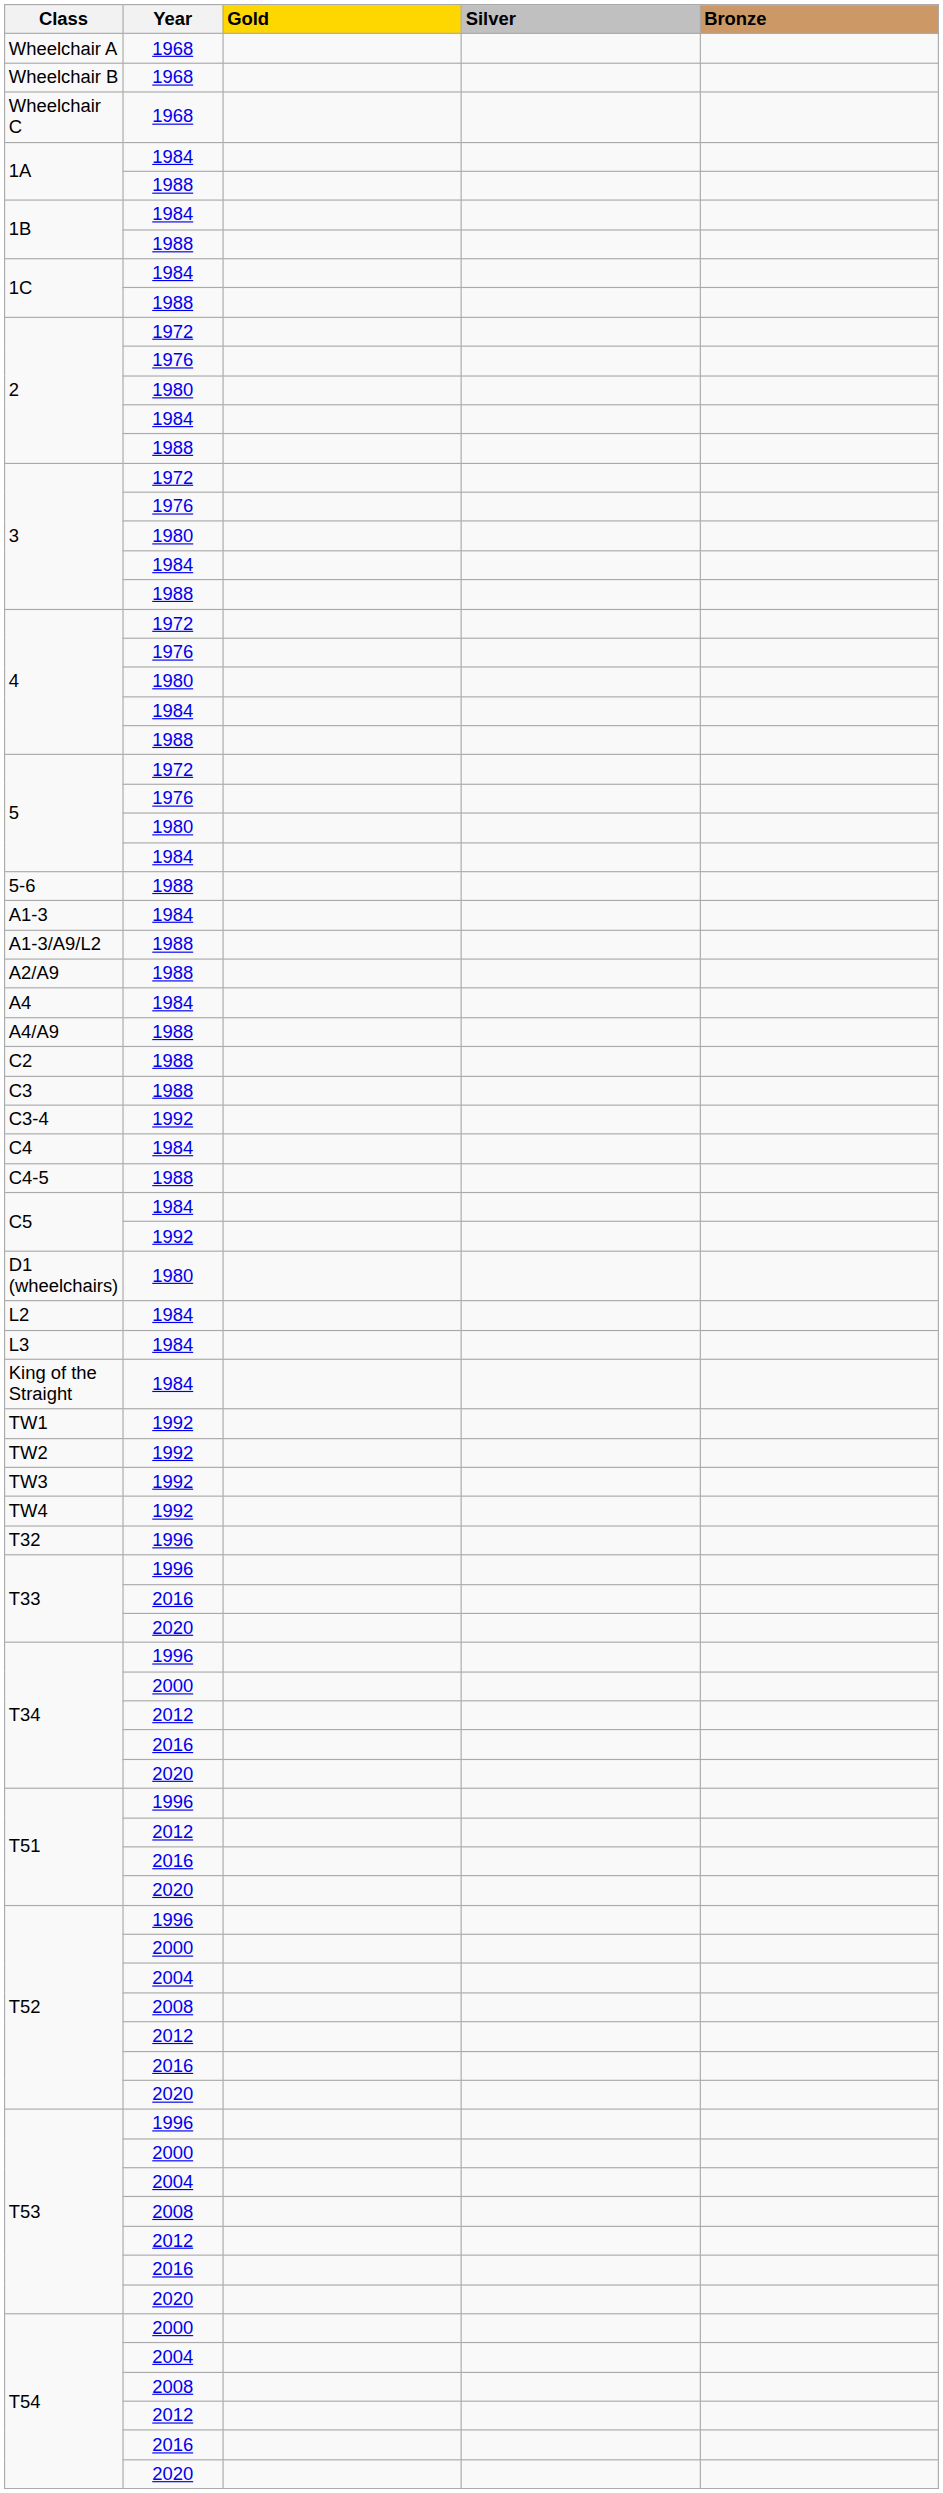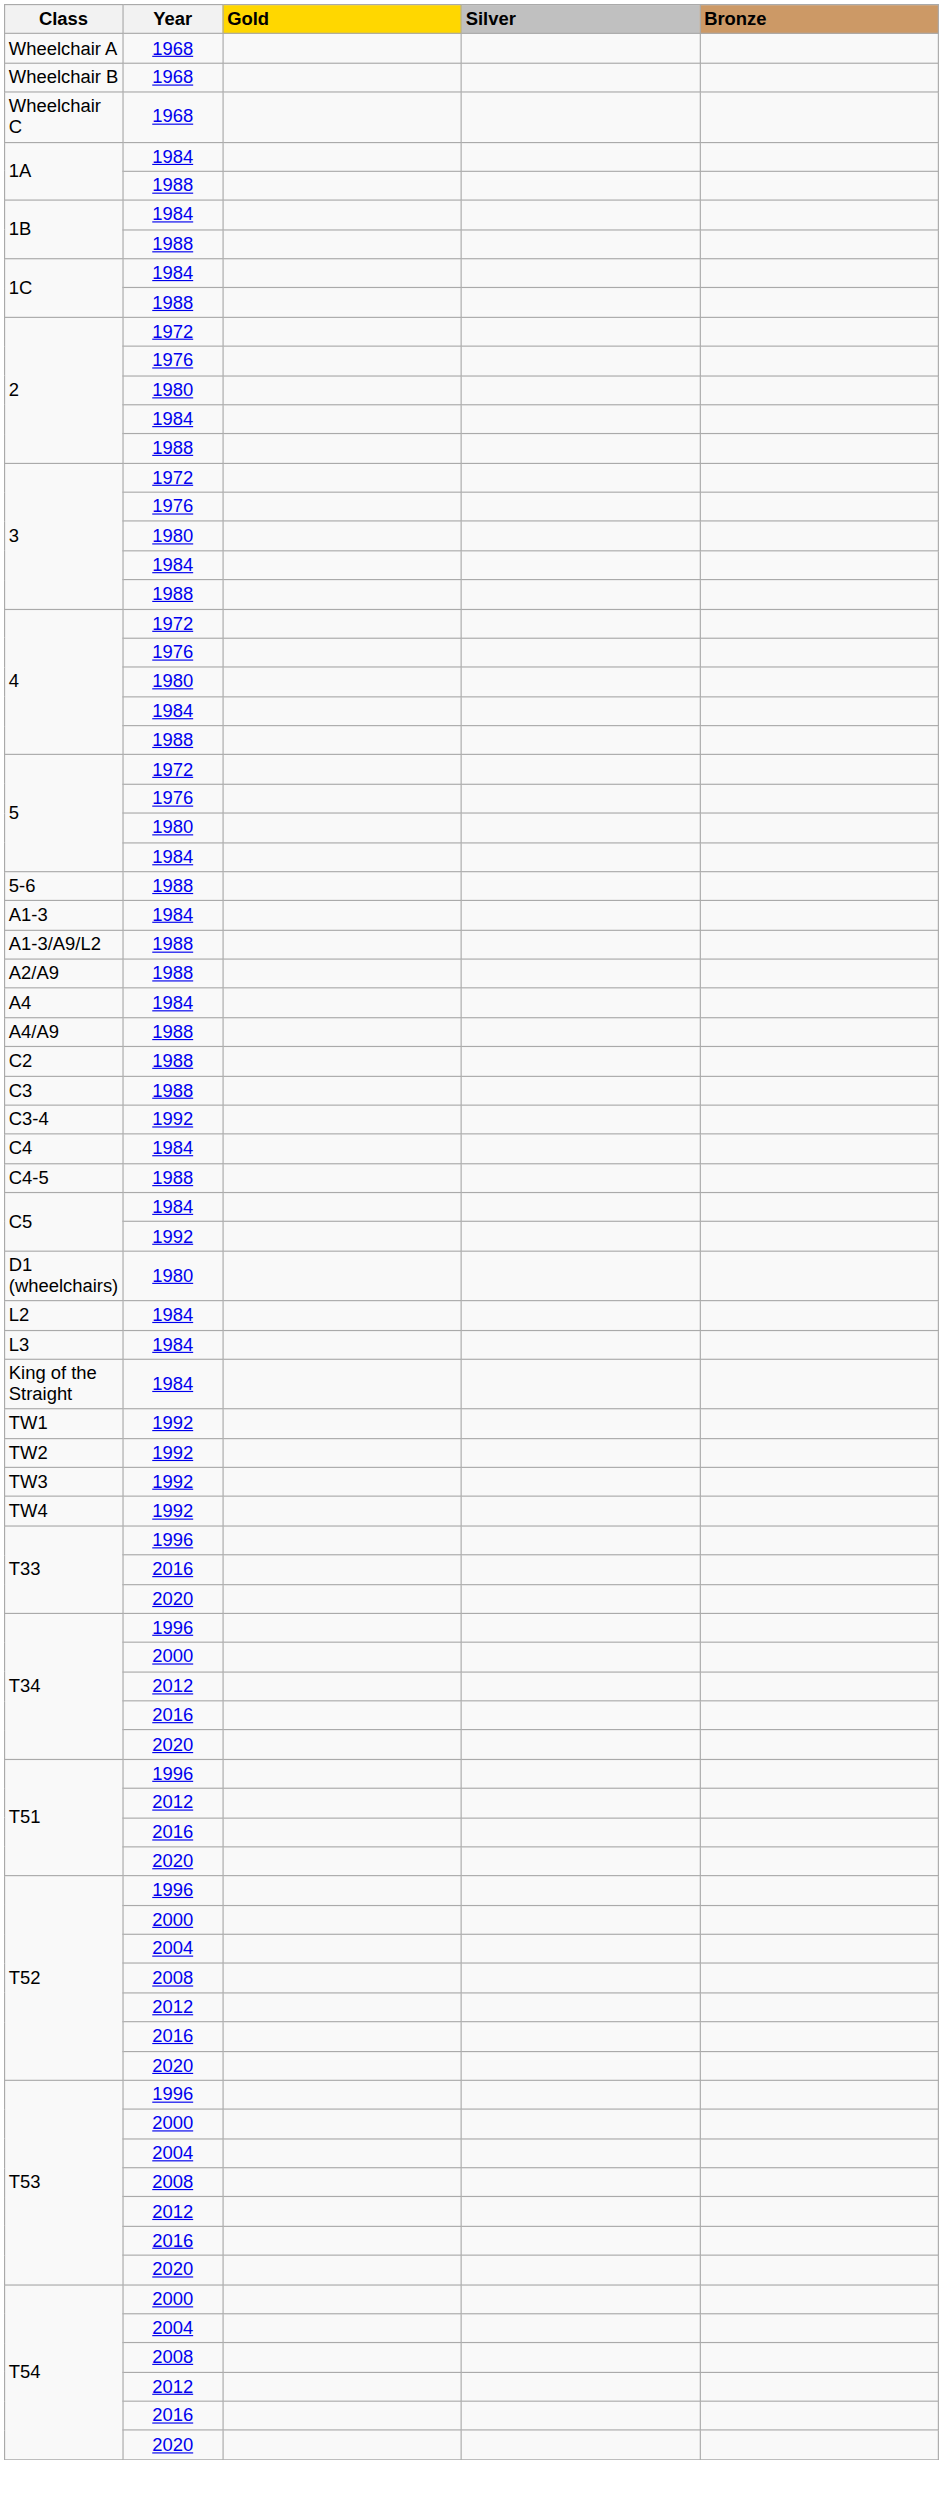- row: (25, 1540)
